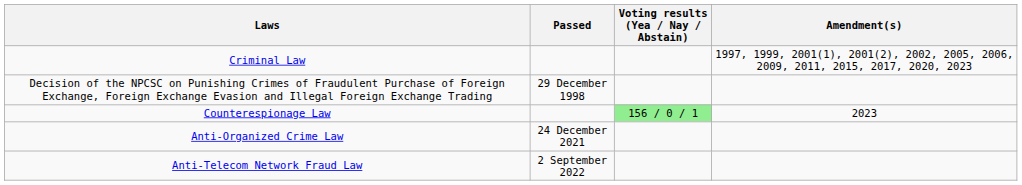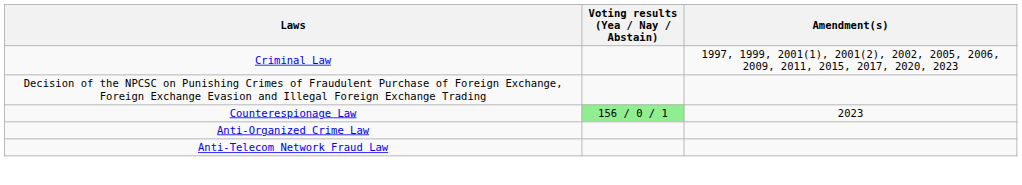- column: (572, 25)
